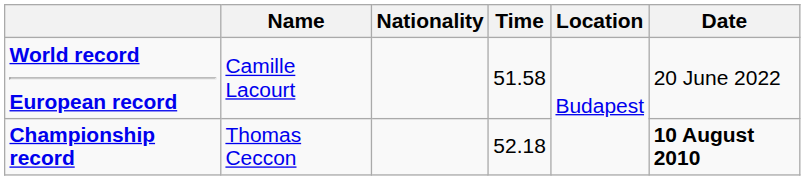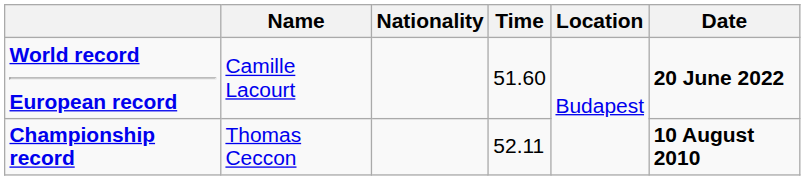(520, 77) 51.58 -> (520, 77) 51.60
(717, 77) normal -> (719, 77) bold
(520, 146) 52.18 -> (519, 146) 52.11
